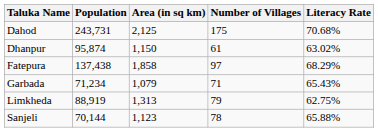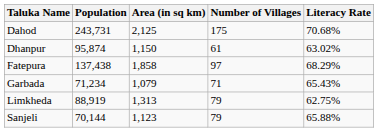(216, 118) 78 -> (216, 118) 79
